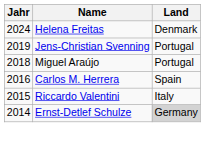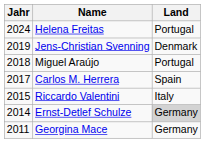(176, 29) Denmark -> (174, 29) Portugal
(174, 46) Portugal -> (176, 46) Denmark
(19, 79) 2016 -> (19, 79) 2017
+ row: (71, 130)
